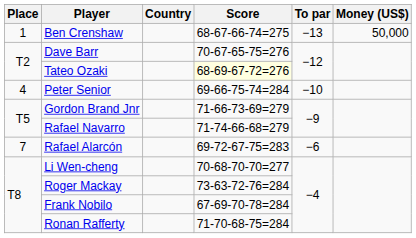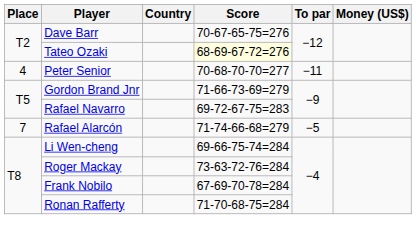- row: (83, 33)
(243, 90) 69-66-75-74=284 -> (243, 71) 70-68-70-70=277
(313, 90) −10 -> (313, 71) −11
(243, 128) 71-74-66-68=279 -> (243, 109) 69-72-67-75=283
(243, 147) 69-72-67-75=283 -> (243, 128) 71-74-66-68=279
(313, 147) −6 -> (313, 128) −5
(243, 166) 70-68-70-70=277 -> (243, 147) 69-66-75-74=284
